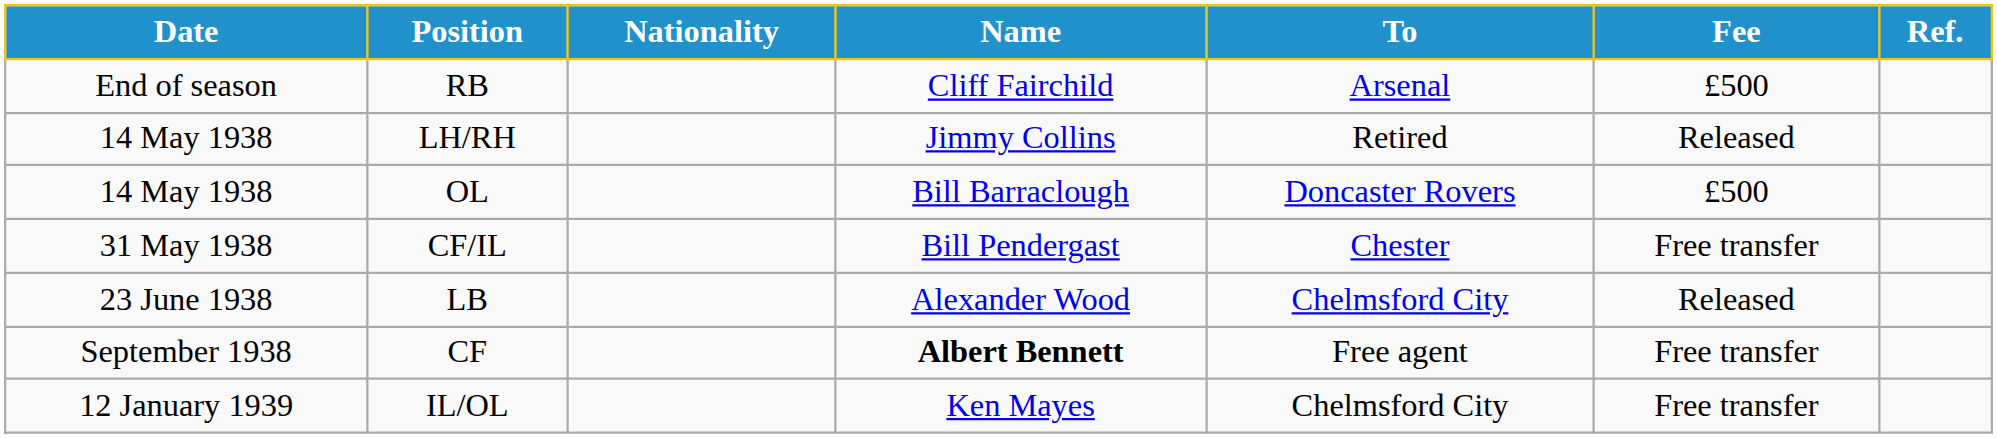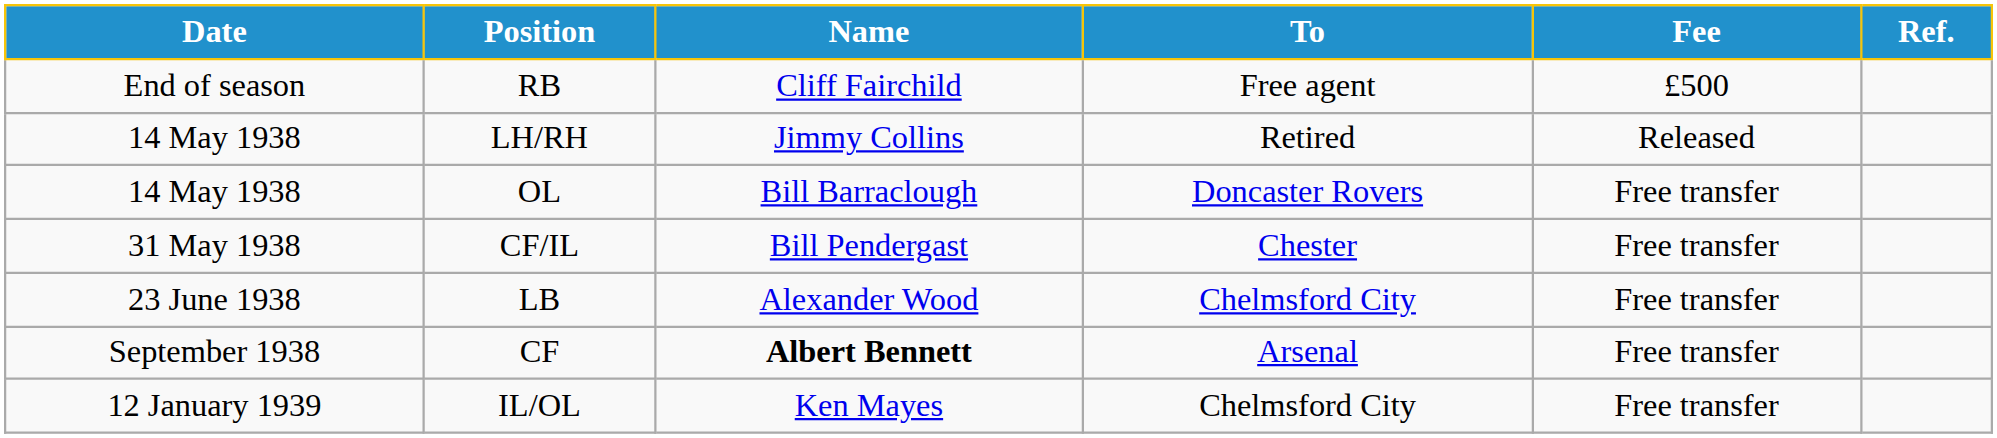- column: (702, 31)
(1400, 85) Arsenal -> (1308, 85) Free agent
(1736, 191) £500 -> (1696, 191) Free transfer
(1736, 298) Released -> (1696, 298) Free transfer
(1400, 352) Free agent -> (1308, 352) Arsenal
